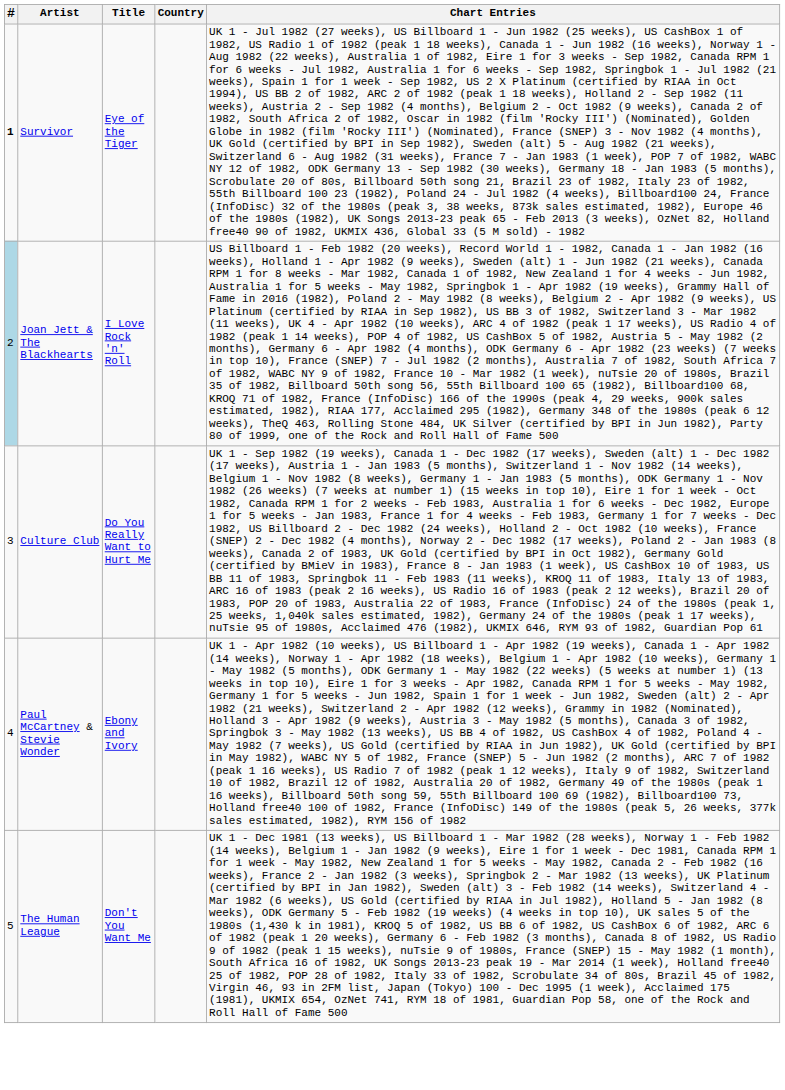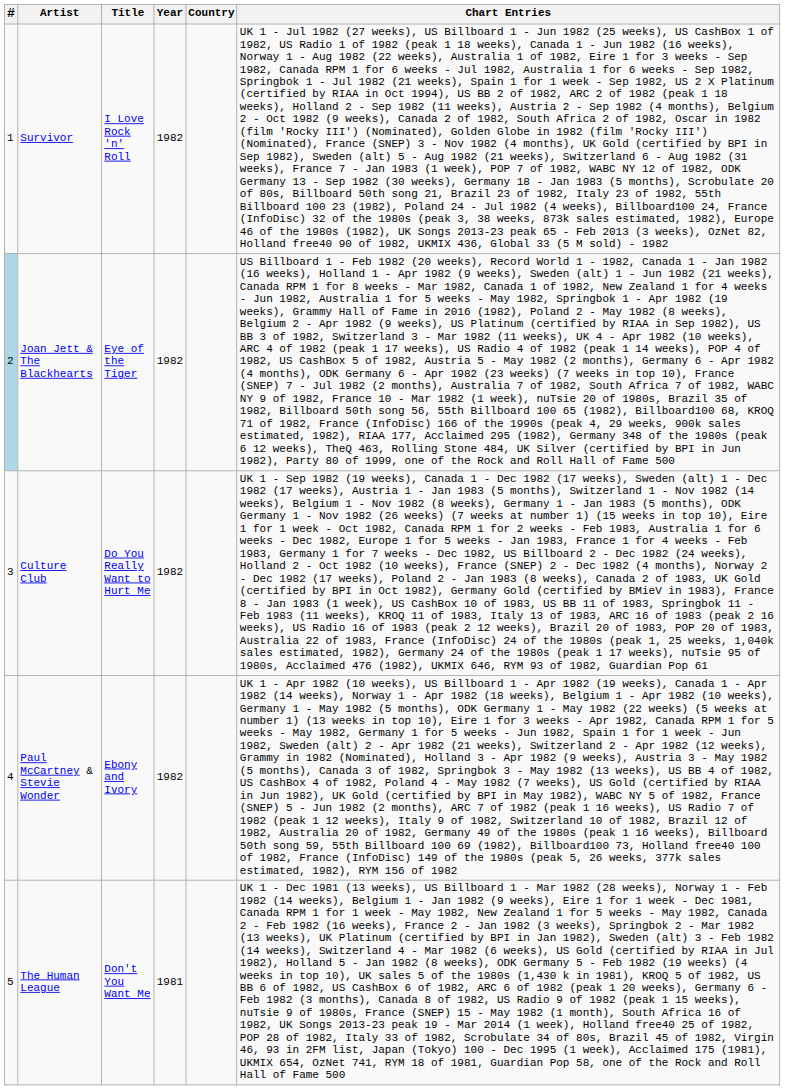+ column: (170, 15)
(10, 133) bold -> (10, 139) normal
(125, 133) Eye of the Tiger -> (124, 139) I Love Rock 'n' Roll
(125, 344) I Love Rock 'n' Roll -> (124, 362) Eye of the Tiger
